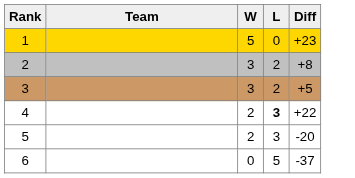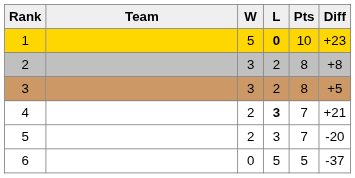+ column: (304, 16)
(276, 40) normal -> (276, 40) bold
(305, 112) +22 -> (335, 112) +21
